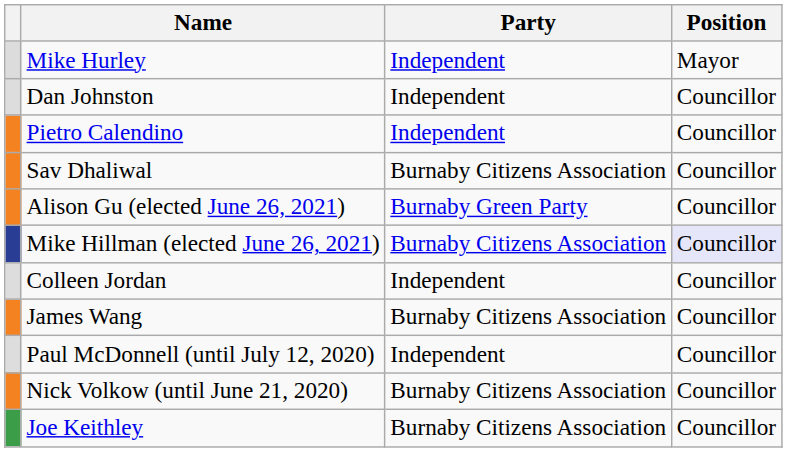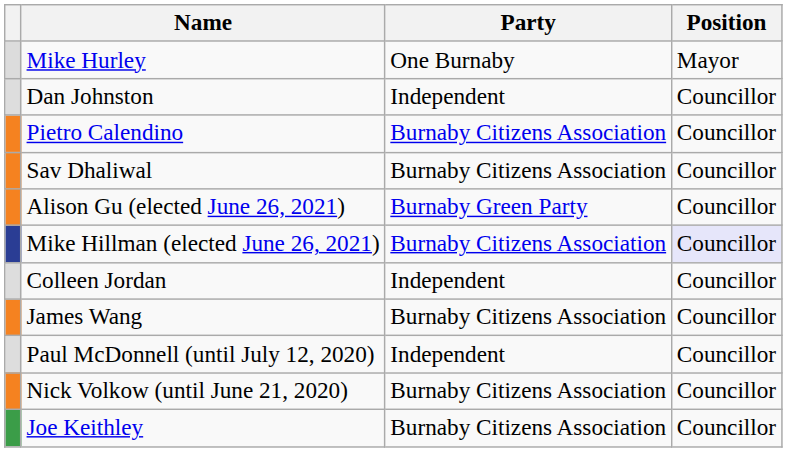(448, 59) Independent -> (453, 59) One Burnaby
(448, 133) Independent -> (528, 133) Burnaby Citizens Association
